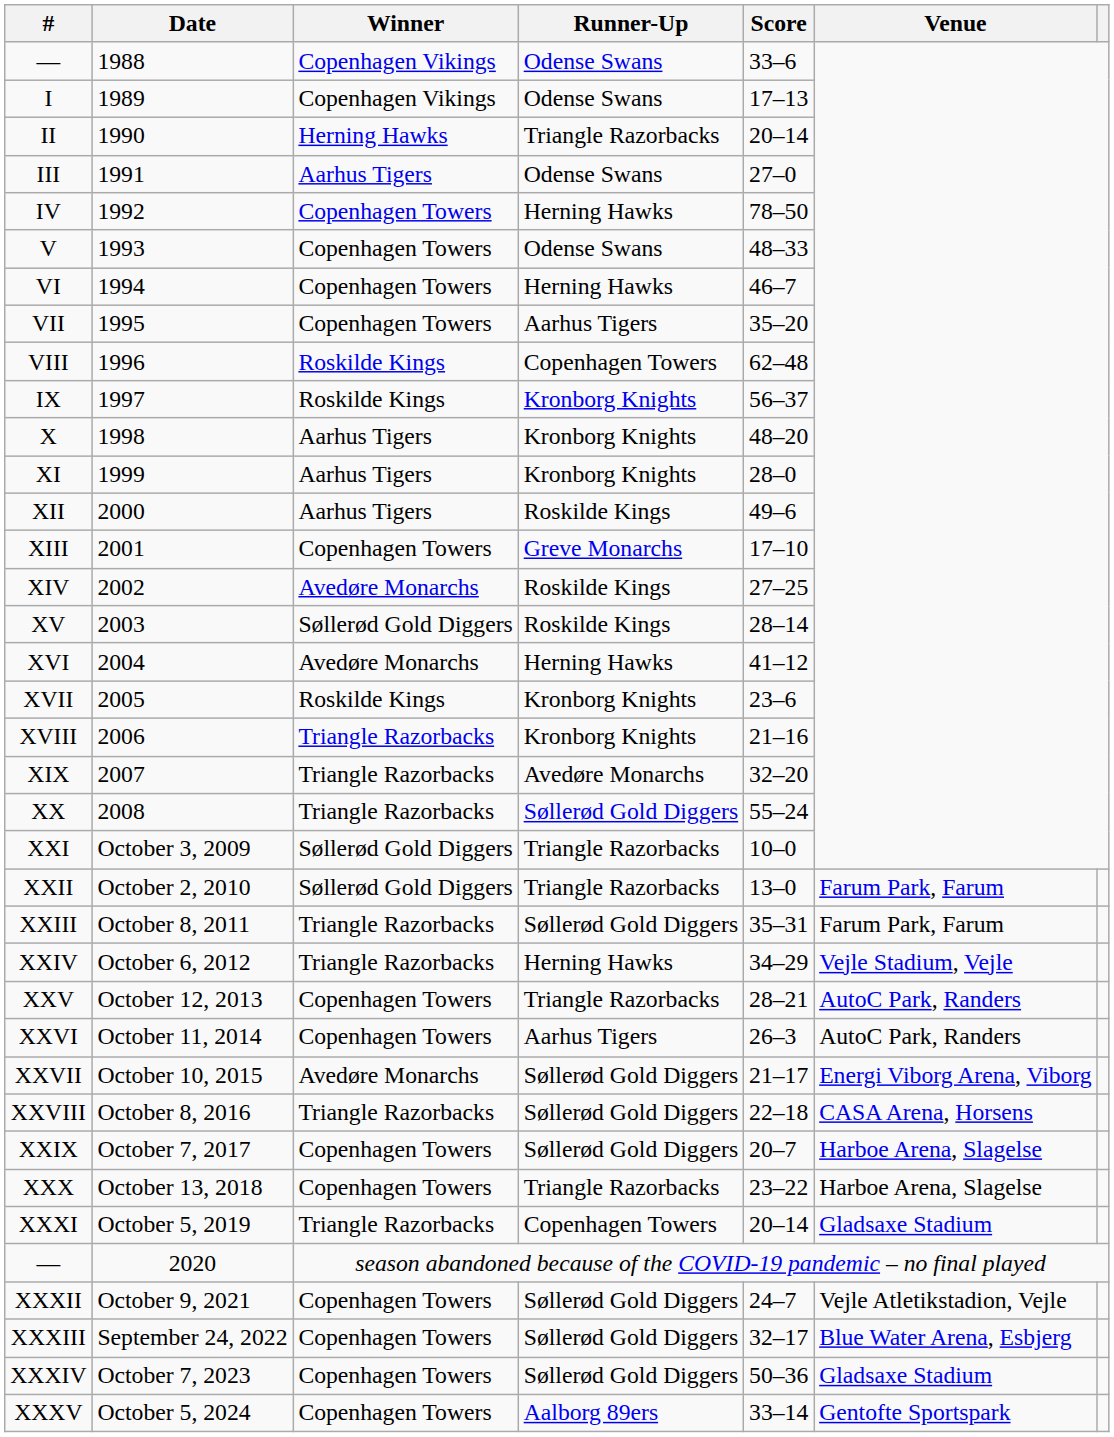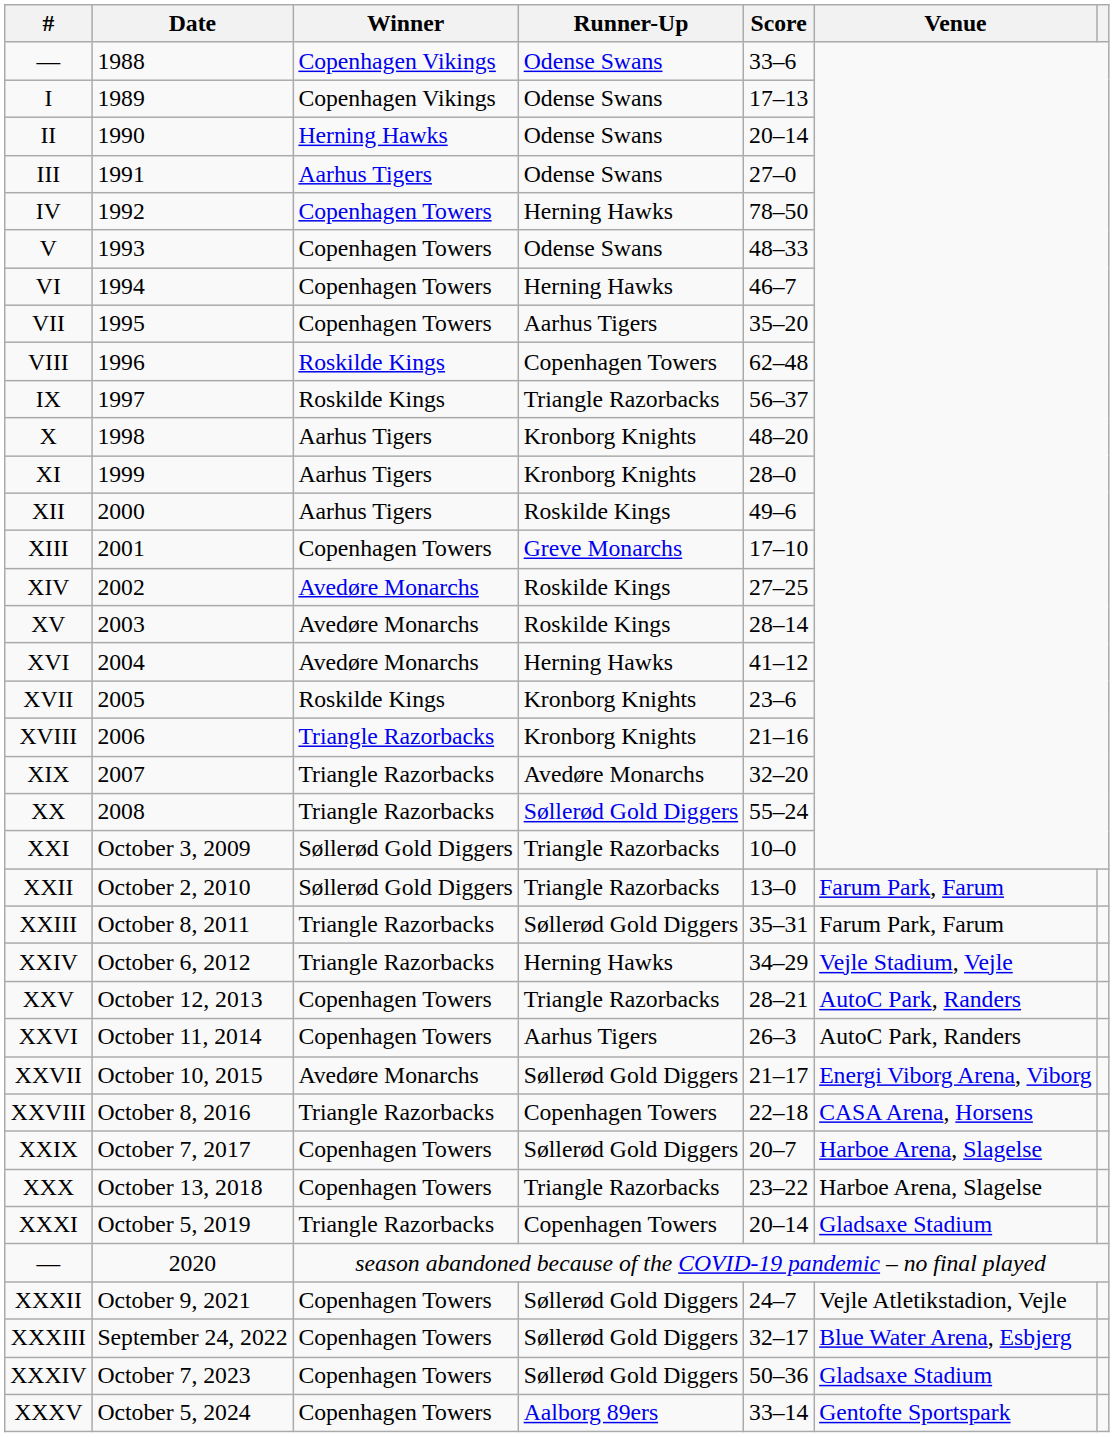(622, 135) Triangle Razorbacks -> (593, 135) Odense Swans
(610, 398) Kronborg Knights -> (622, 398) Triangle Razorbacks
(406, 624) Søllerød Gold Diggers -> (389, 624) Avedøre Monarchs
(631, 1112) Søllerød Gold Diggers -> (620, 1112) Copenhagen Towers
